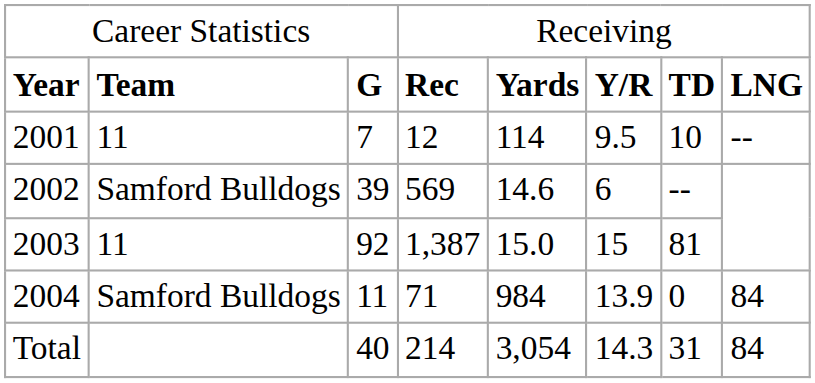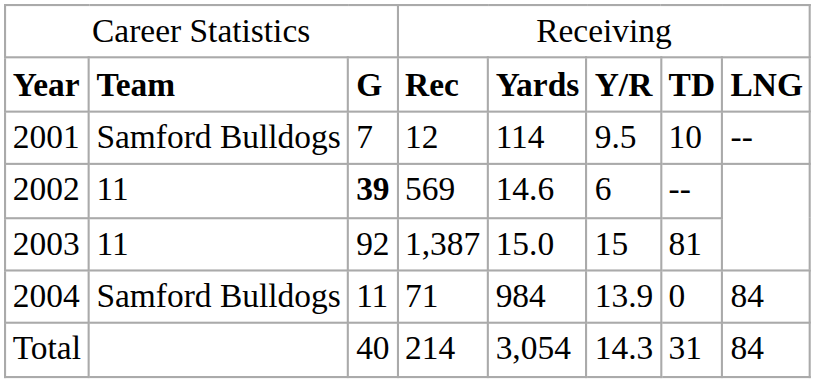(113, 137) 11 -> (219, 137) Samford Bulldogs
(219, 190) Samford Bulldogs -> (113, 190) 11
(373, 190) normal -> (373, 190) bold
